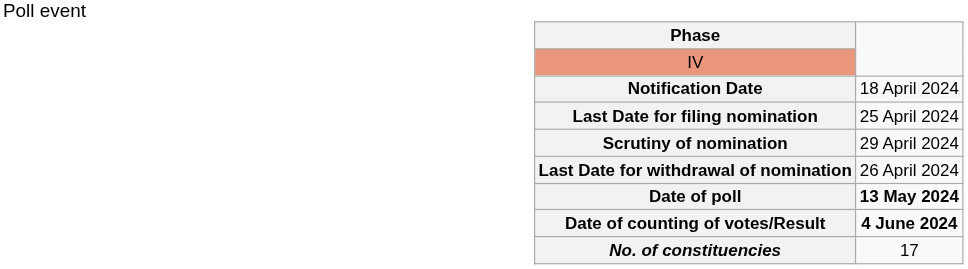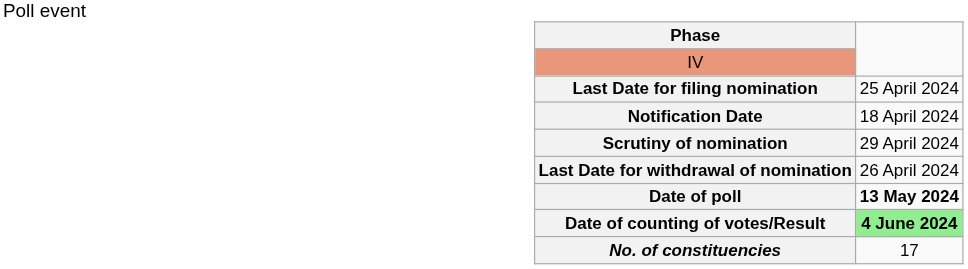rows swapped: (695, 89) <-> (695, 116)
(909, 223) no background -> (909, 223) lightgreen background
